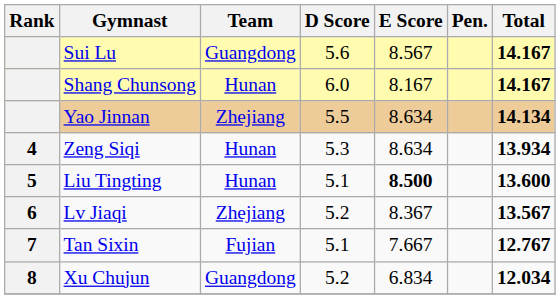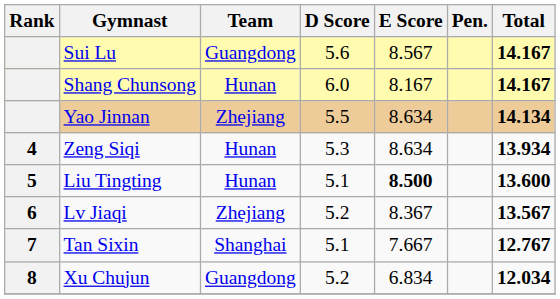(250, 245) Fujian -> (250, 245) Shanghai
